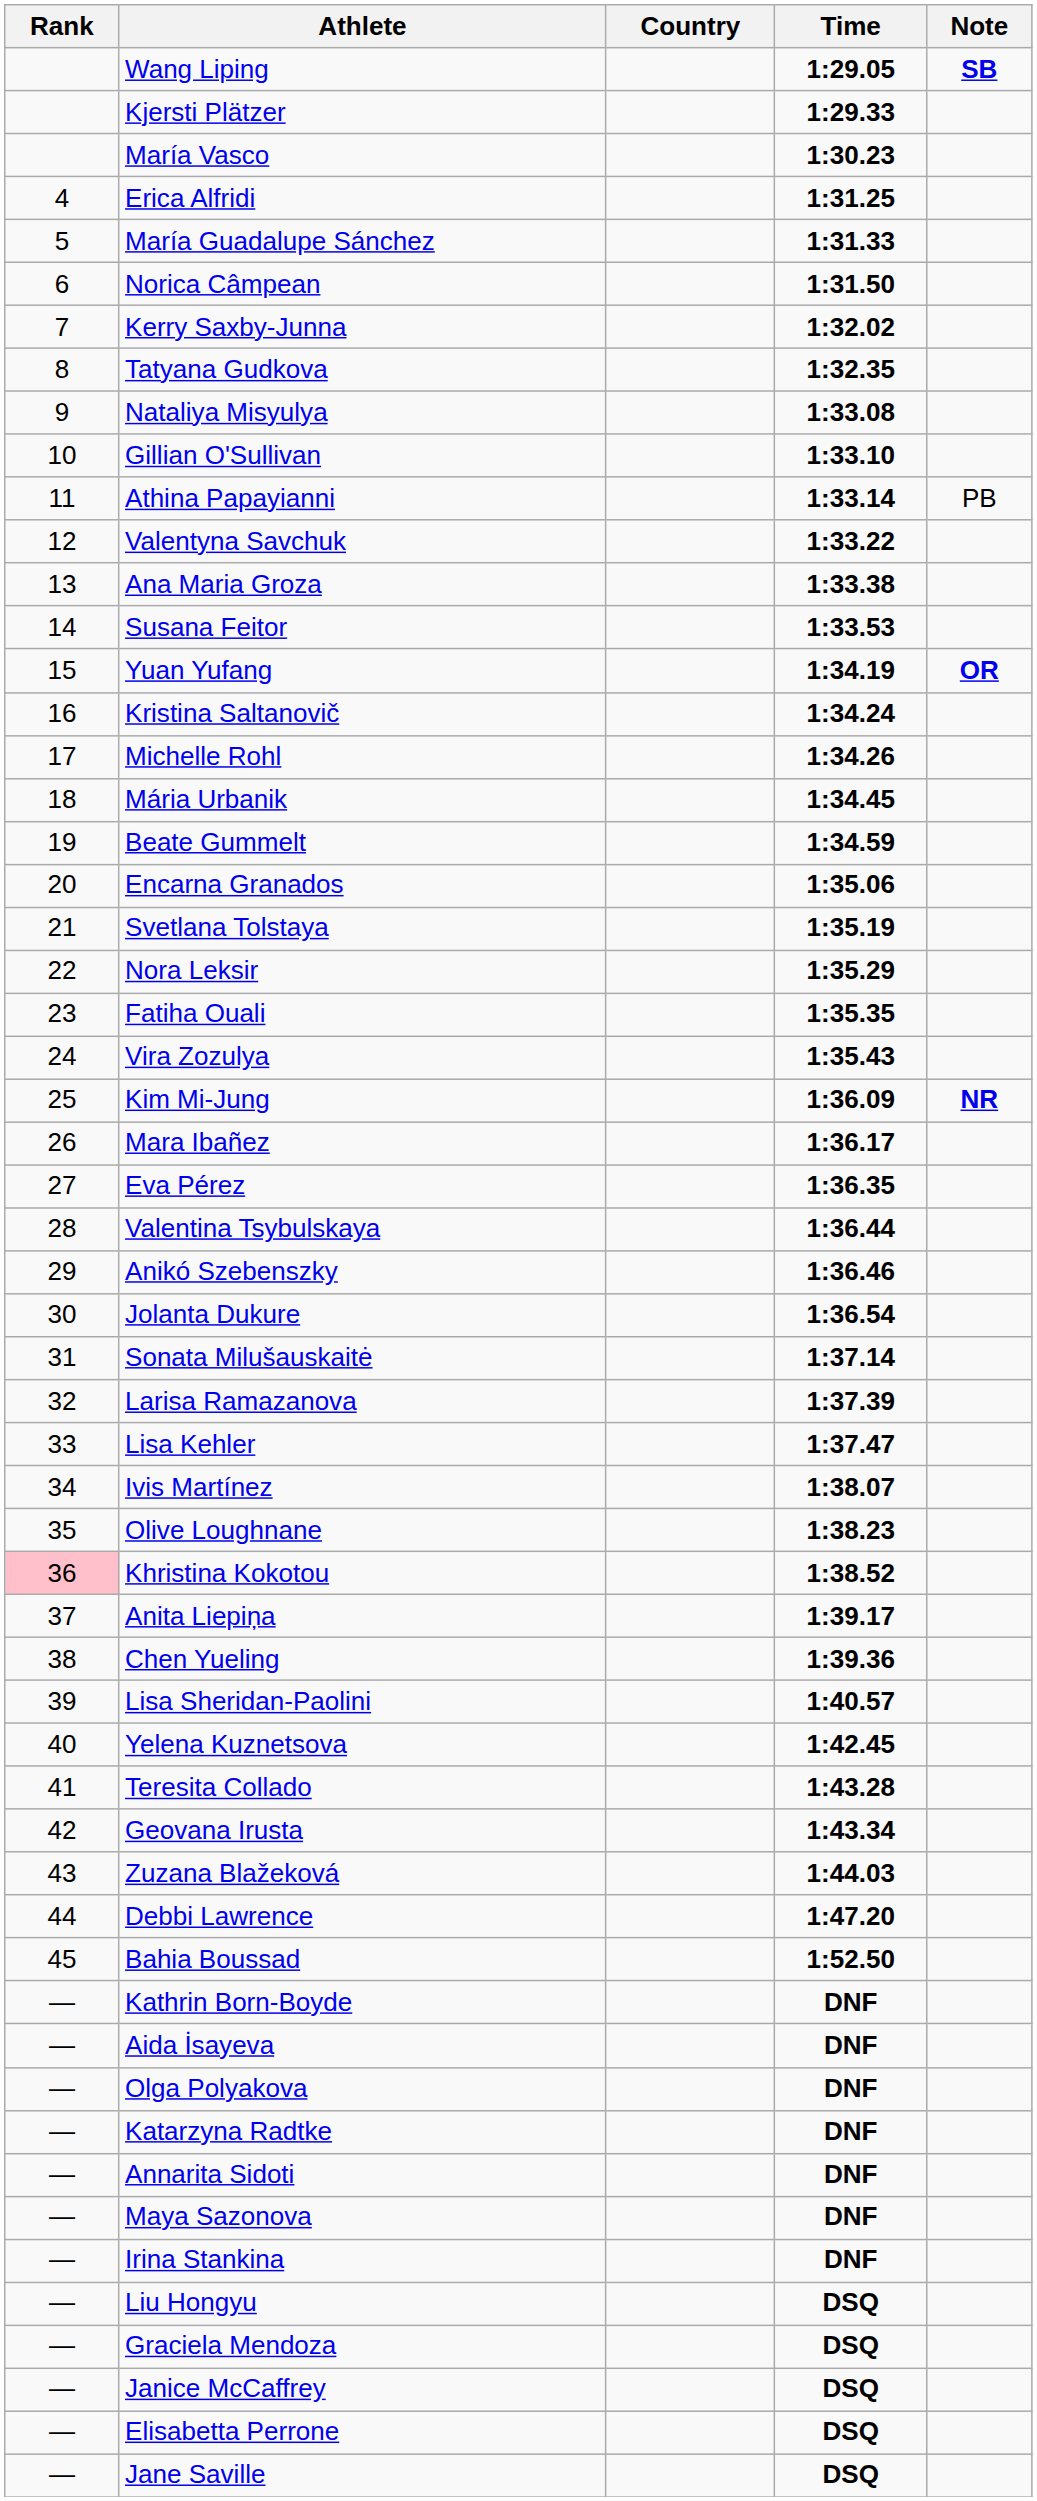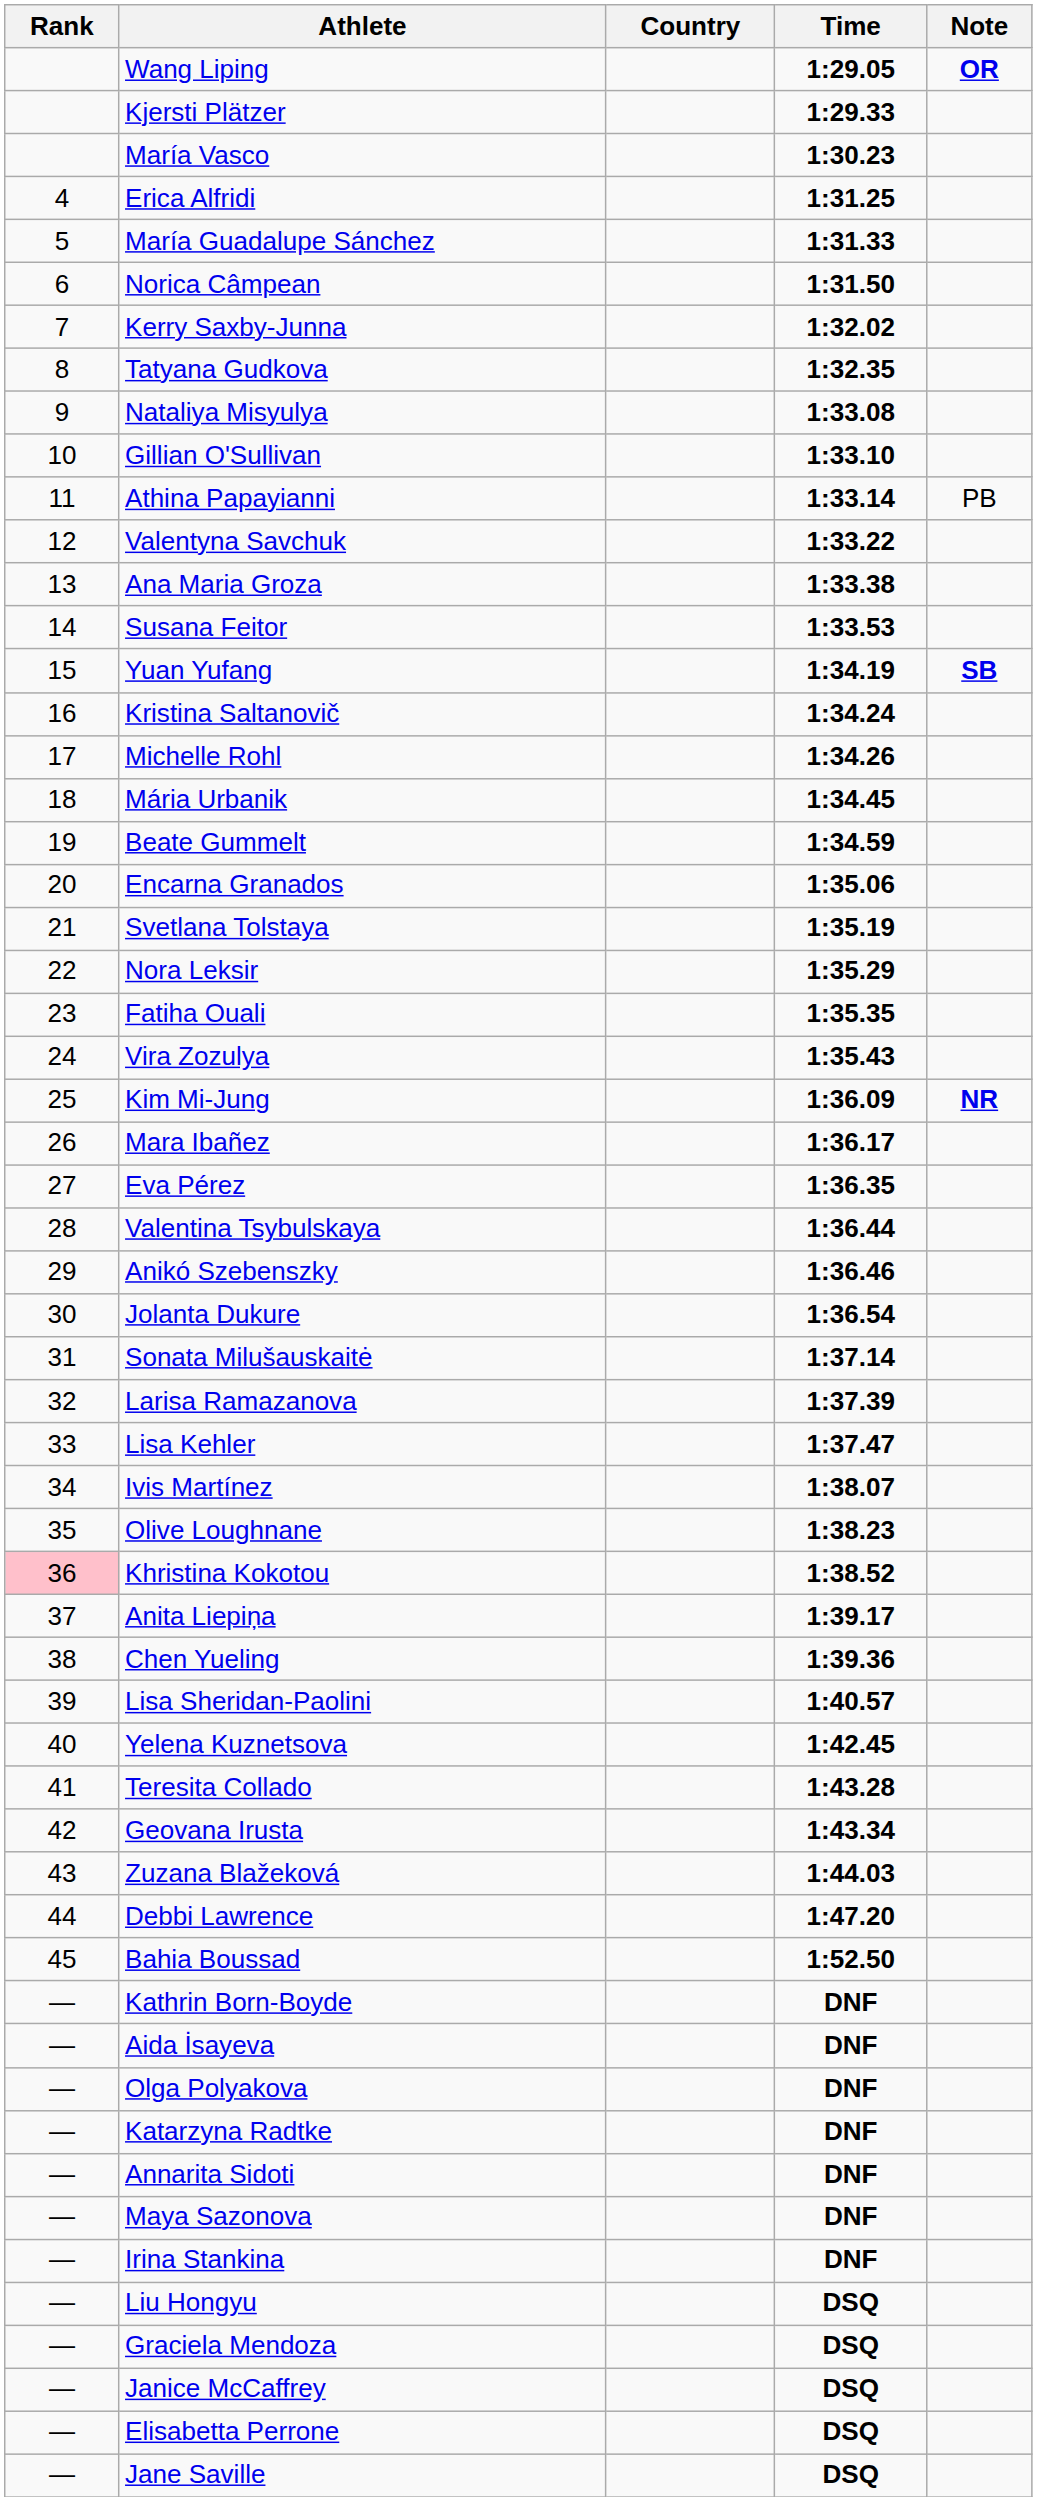(979, 68) SB -> (979, 68) OR
(979, 670) OR -> (979, 670) SB
